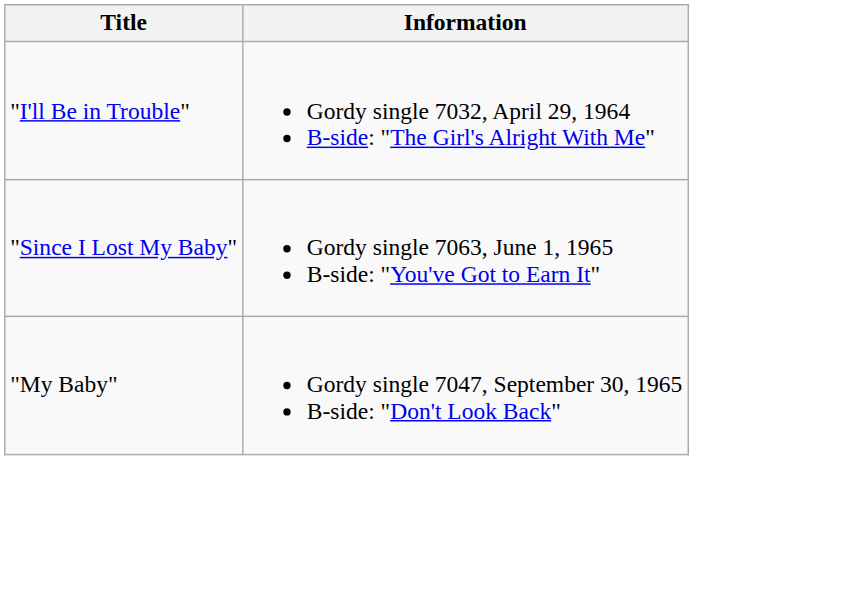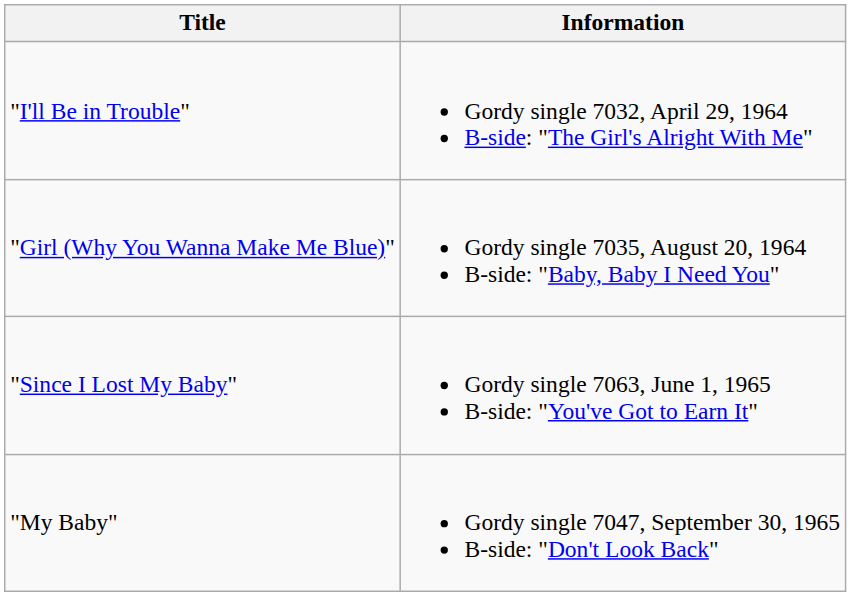+ row: (202, 247)
